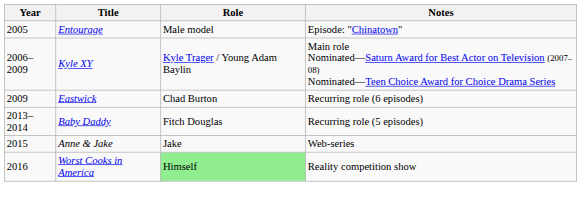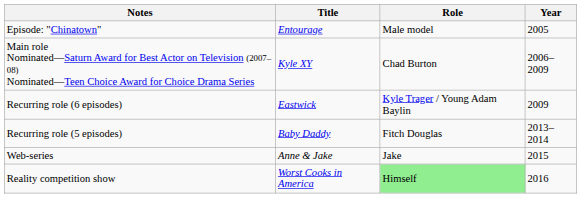columns swapped: (30, 12) <-> (441, 12)
(220, 64) Kyle Trager / Young Adam Baylin -> (410, 64) Chad Burton
(190, 98) Chad Burton -> (440, 104) Kyle Trager / Young Adam Baylin
